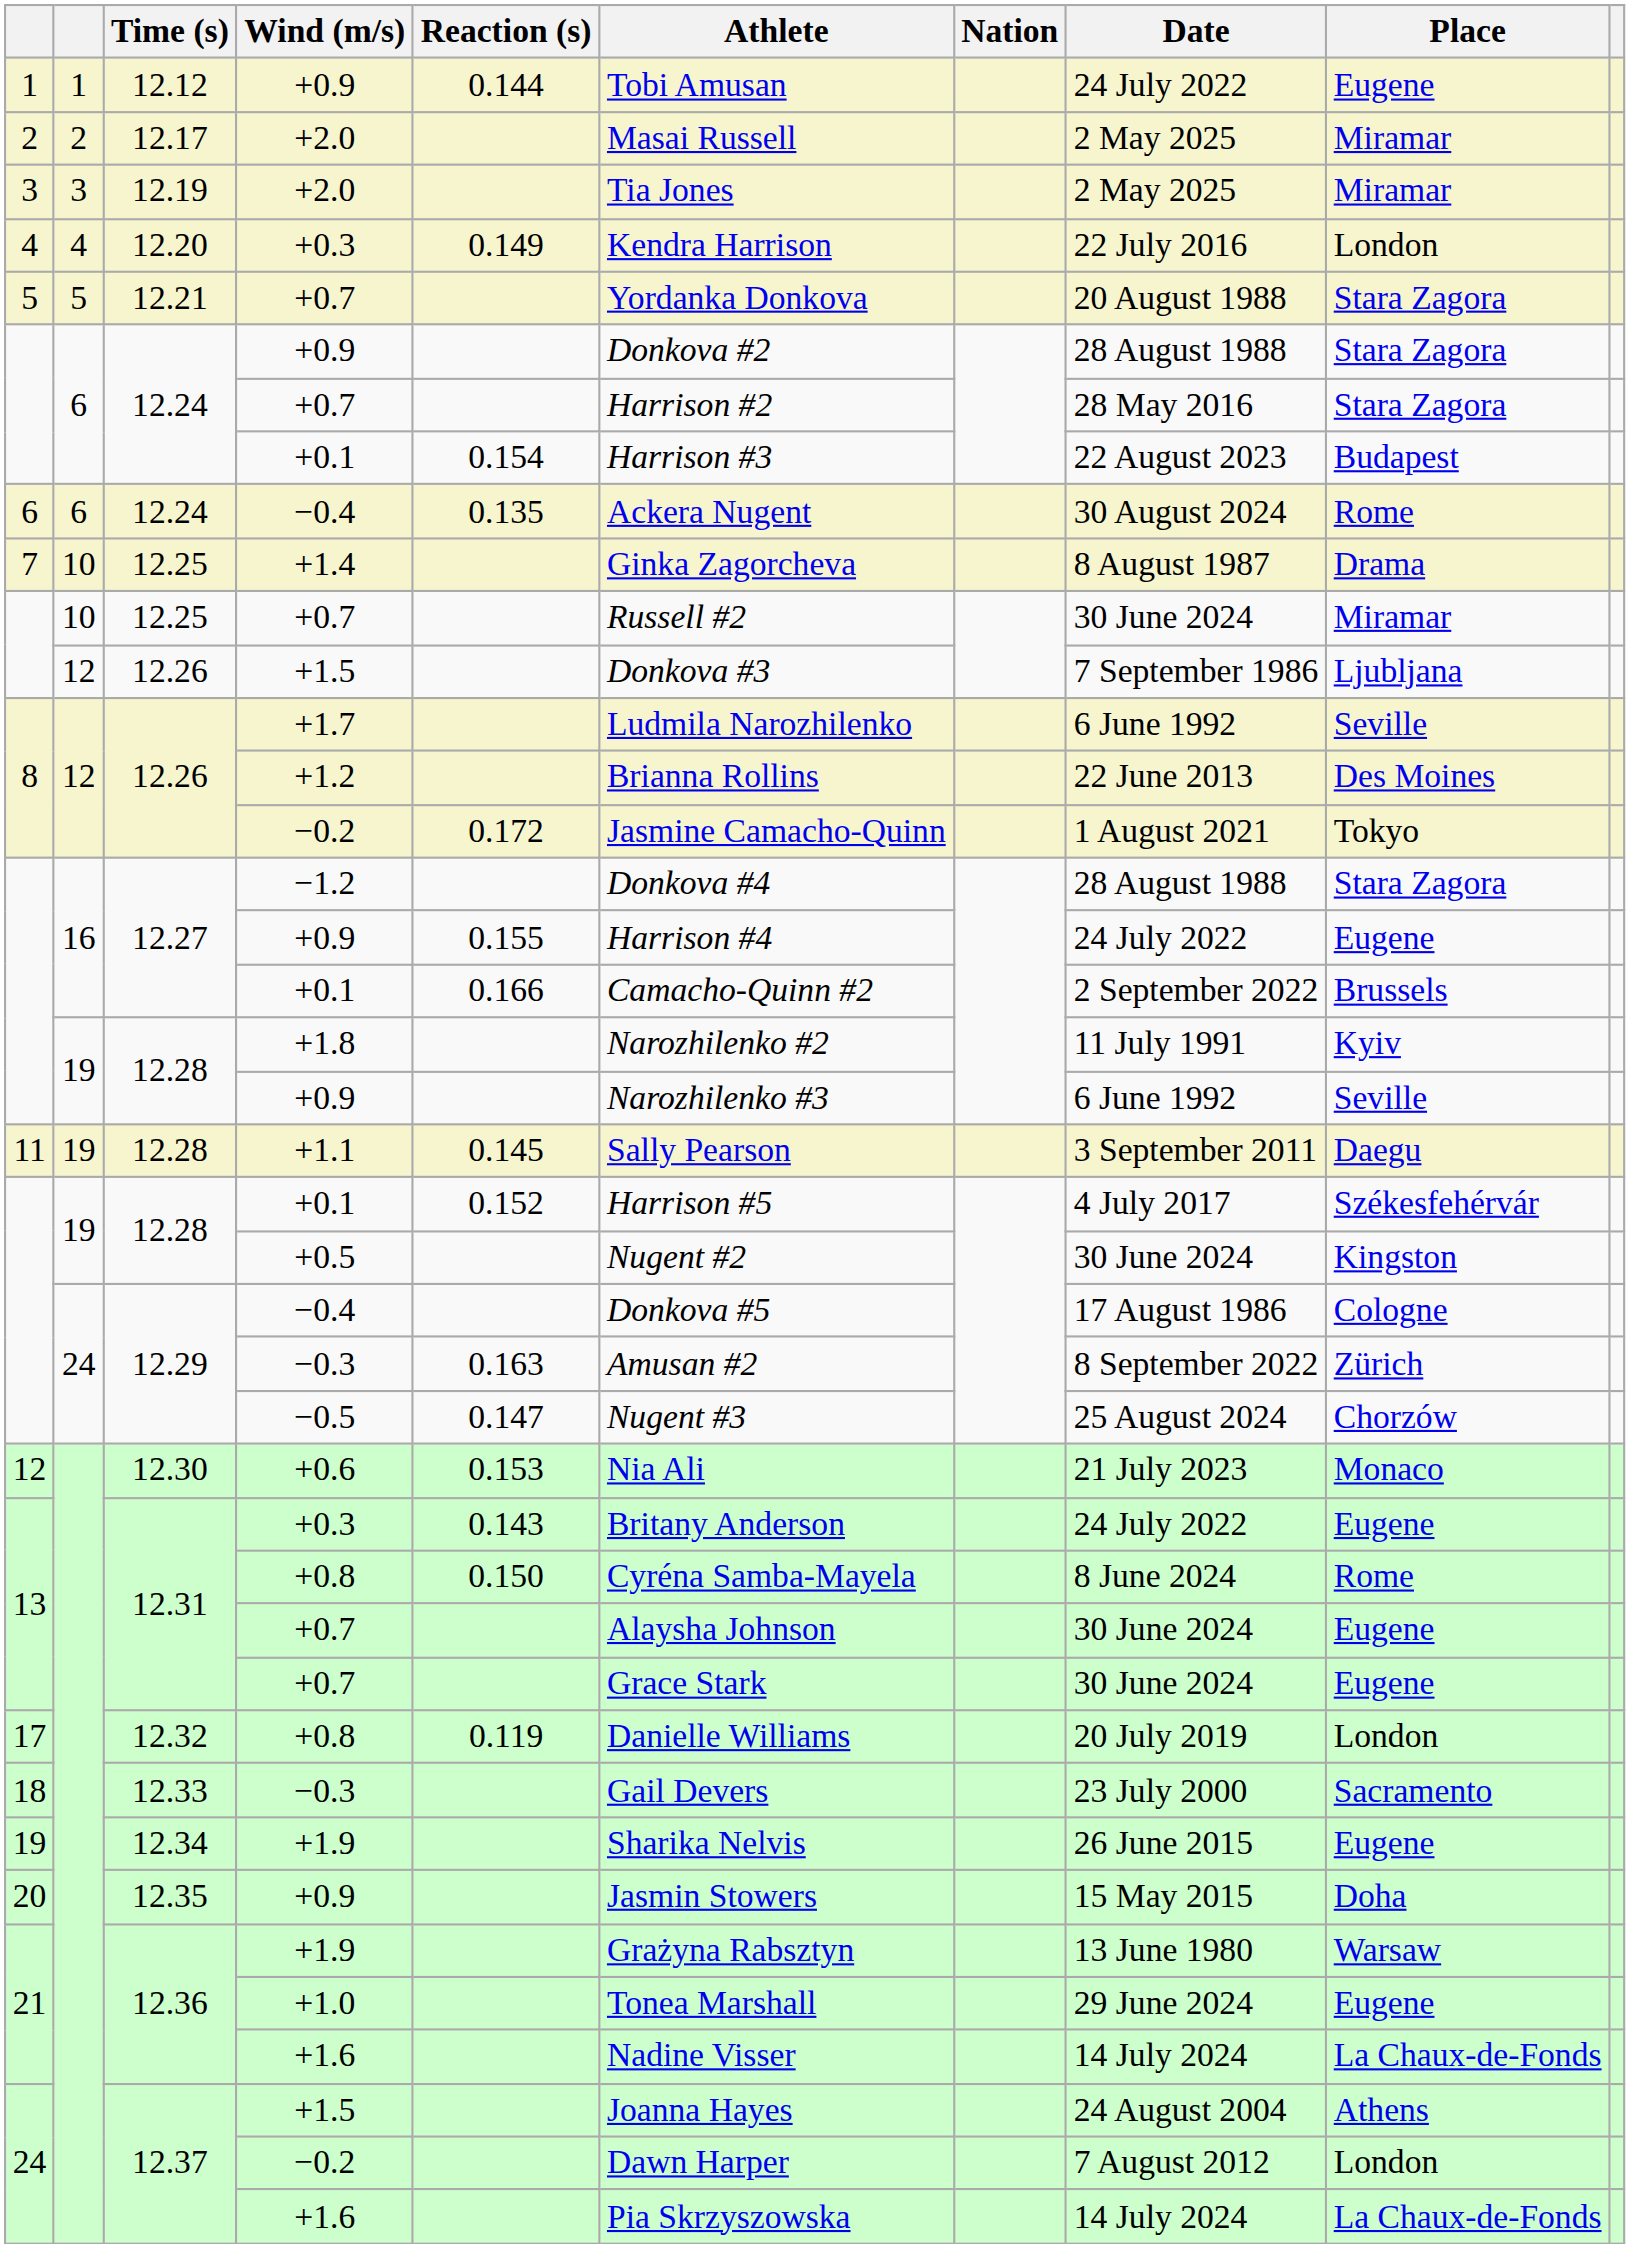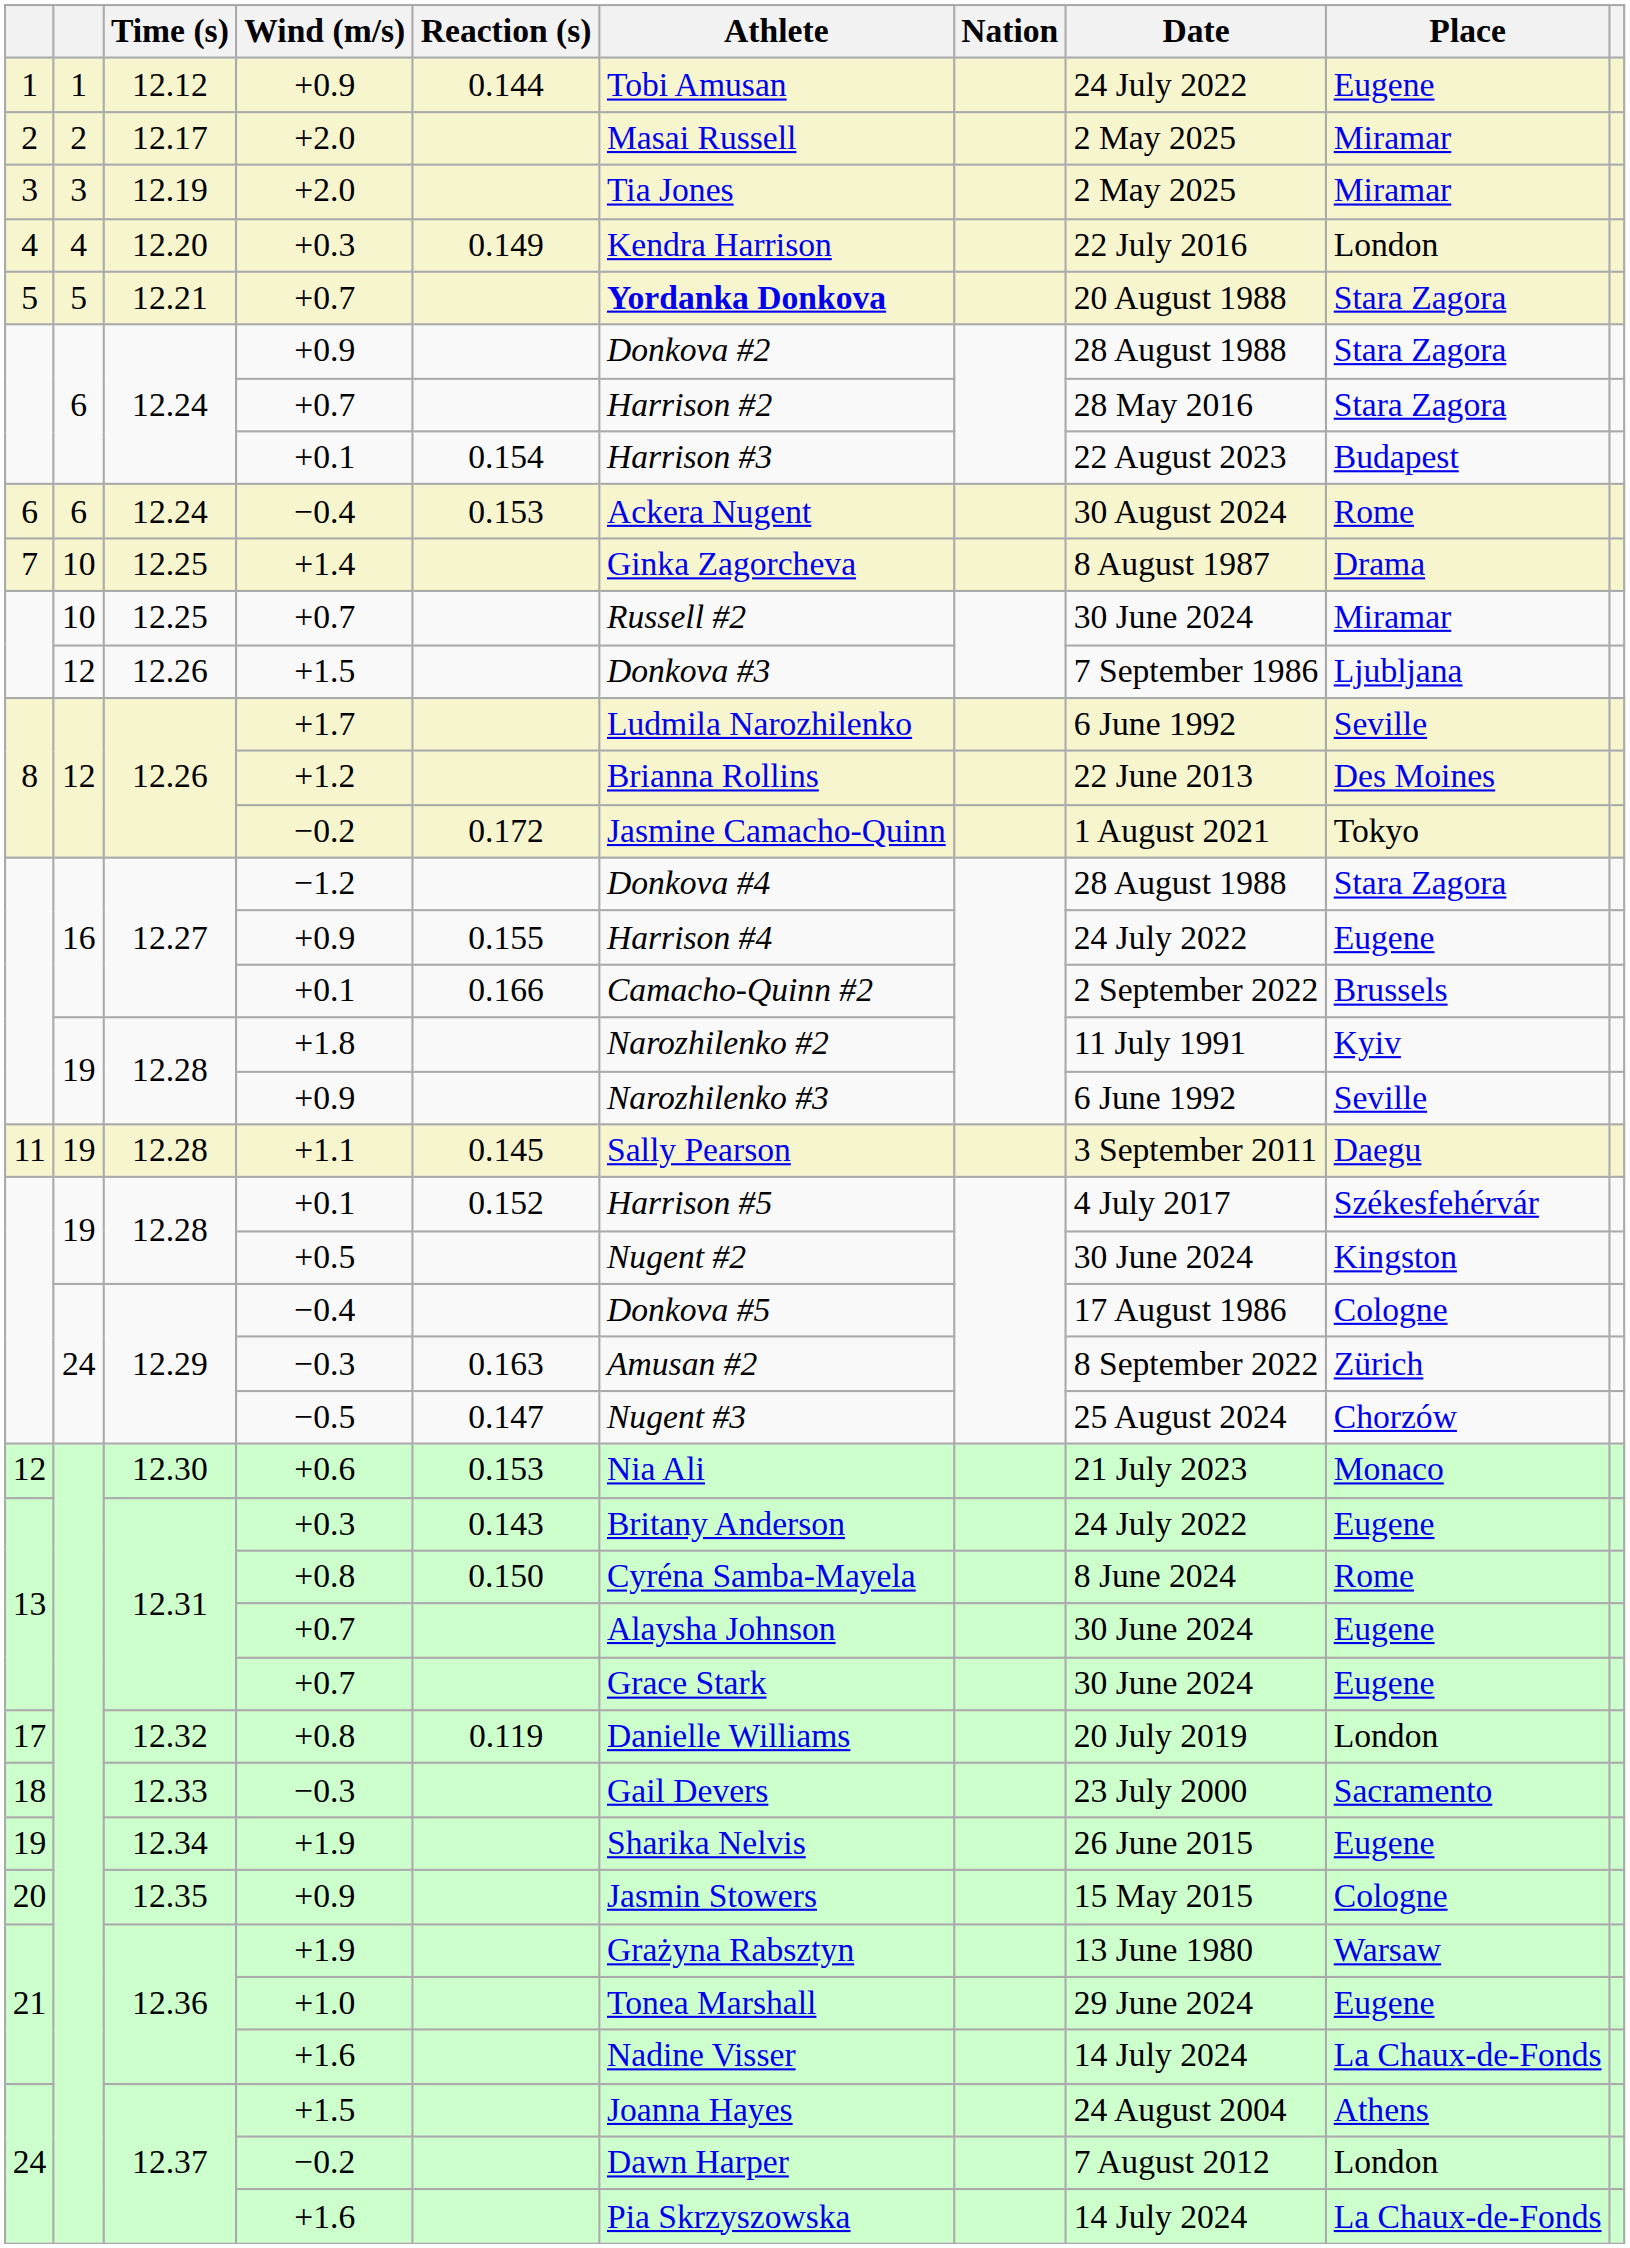(737, 297) normal -> (747, 297) bold
(506, 510) 0.135 -> (506, 510) 0.153
(1370, 1896) Doha -> (1391, 1896) Cologne
